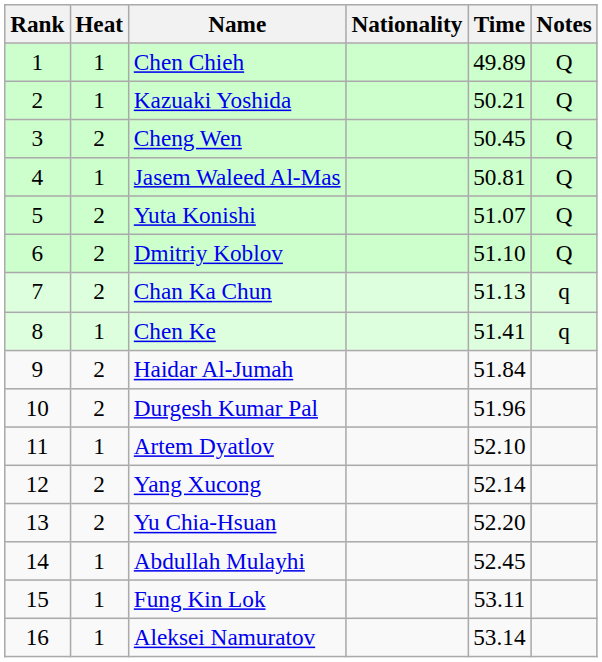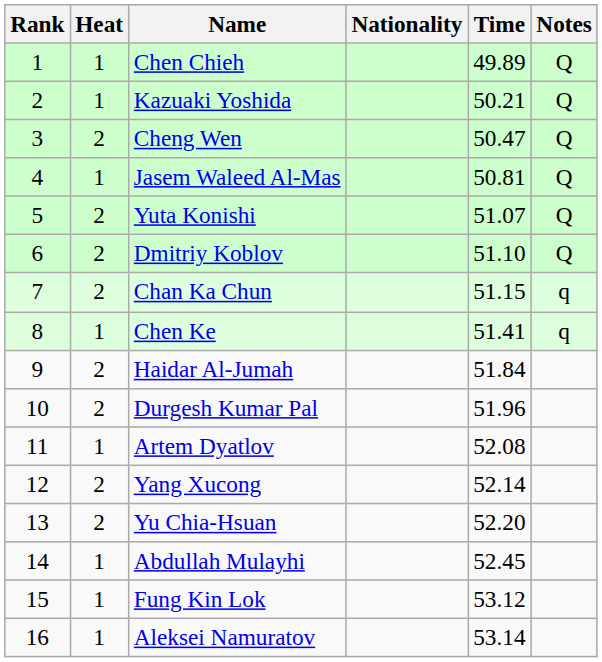(499, 138) 50.45 -> (499, 138) 50.47
(499, 292) 51.13 -> (499, 292) 51.15
(499, 445) 52.10 -> (499, 445) 52.08
(499, 599) 53.11 -> (499, 599) 53.12
